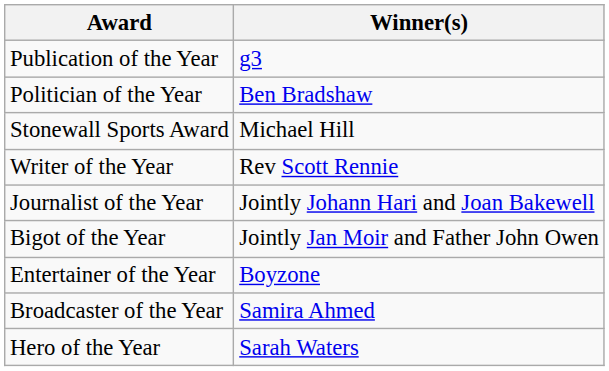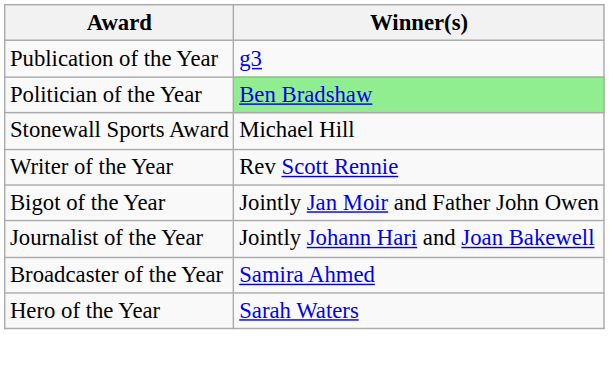(306, 94) no background -> (306, 94) lightgreen background
rows swapped: (88, 238) <-> (106, 202)
- row: (113, 274)
